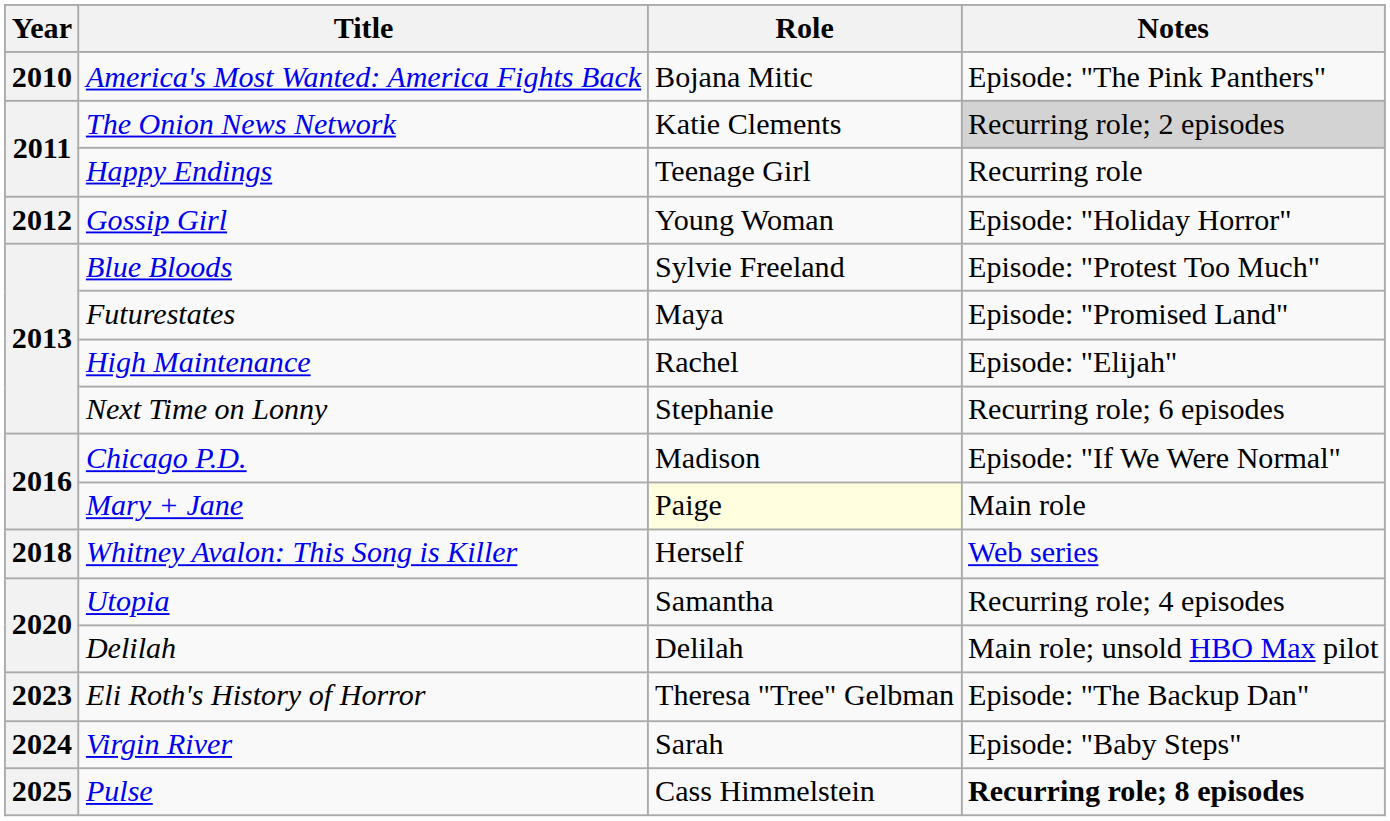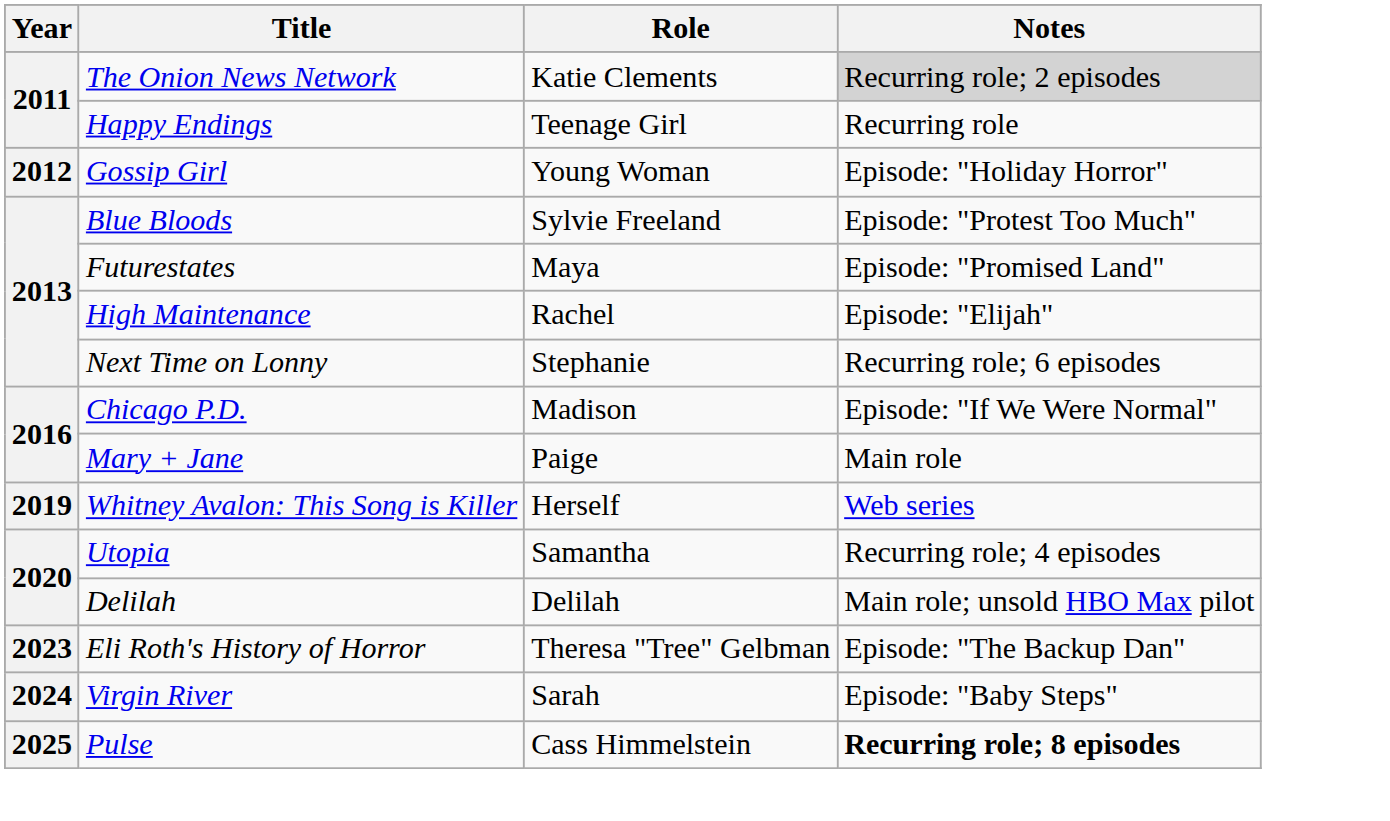- row: (364, 76)
(688, 505) lightyellow background -> (565, 457) no background
(42, 553) 2018 -> (42, 505) 2019
